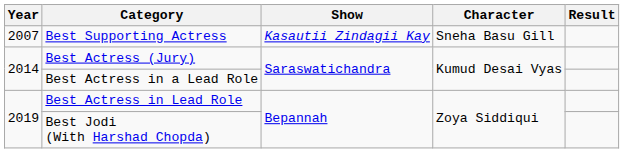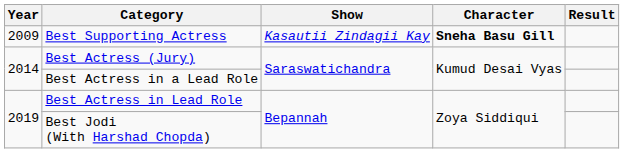(23, 37) 2007 -> (23, 37) 2009
(495, 37) normal -> (495, 37) bold
